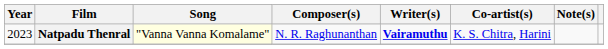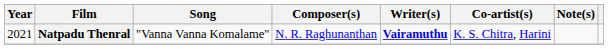(20, 34) 2023 -> (20, 34) 2021
(203, 34) lightyellow background -> (203, 34) no background
